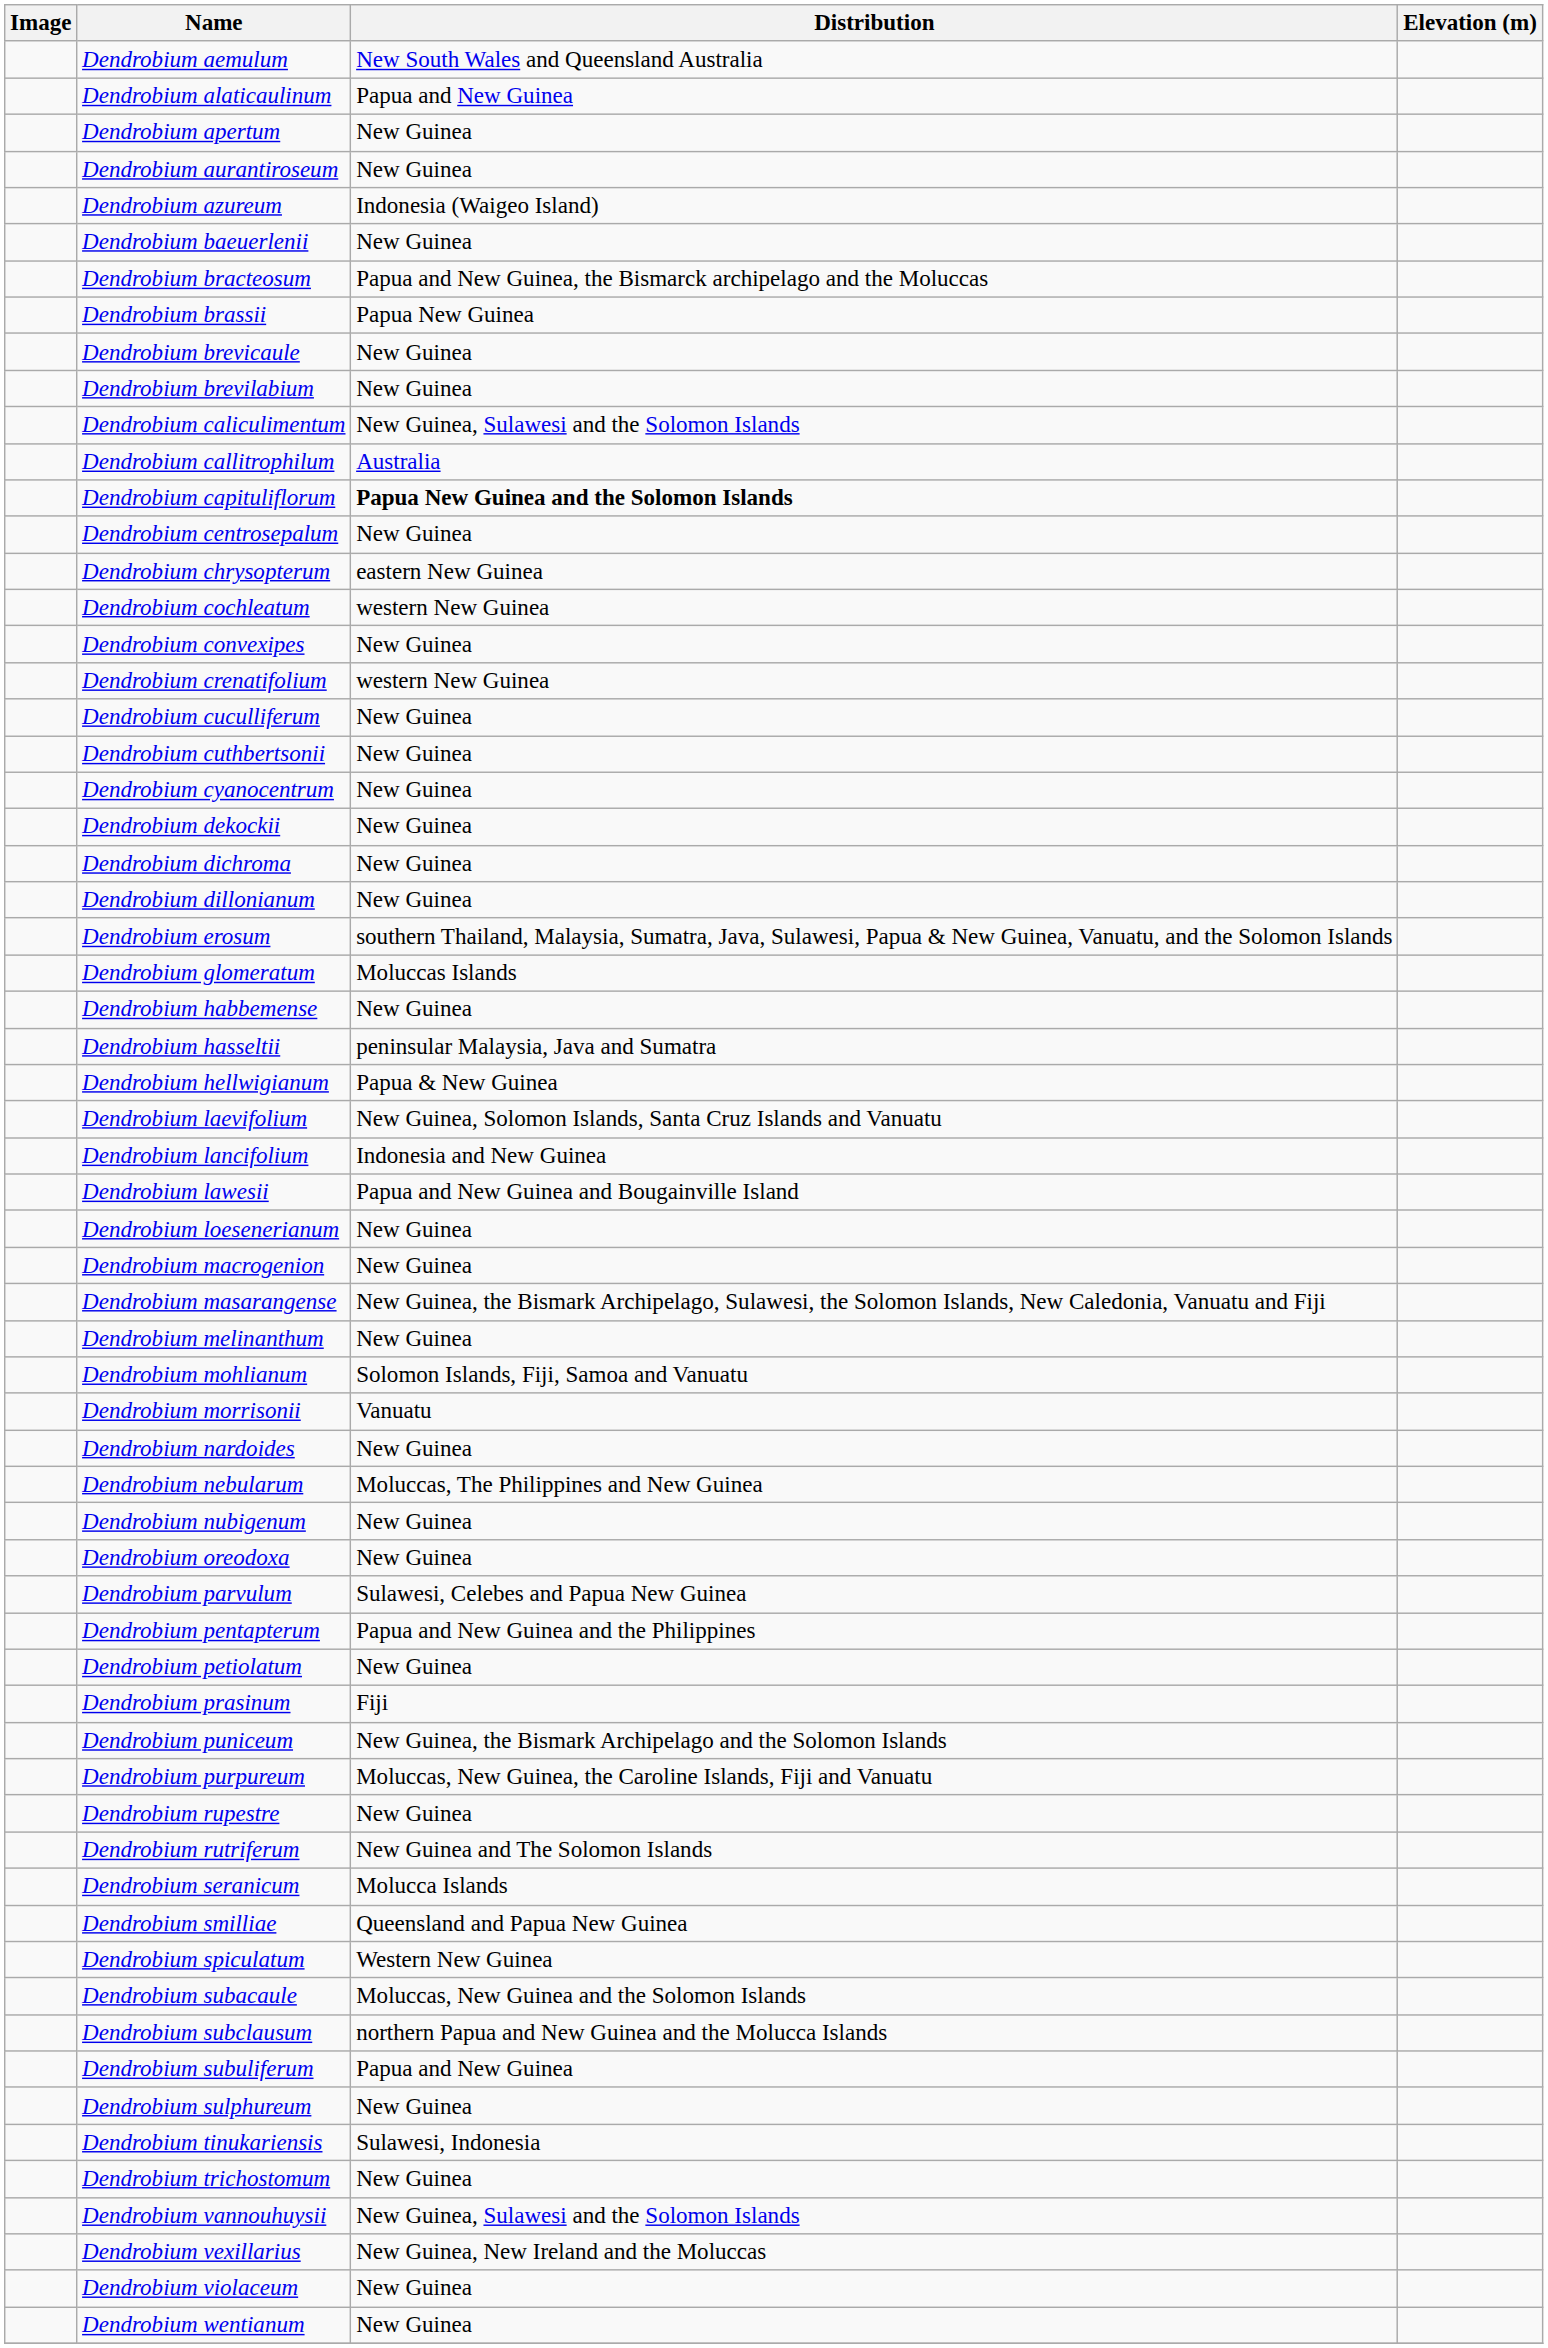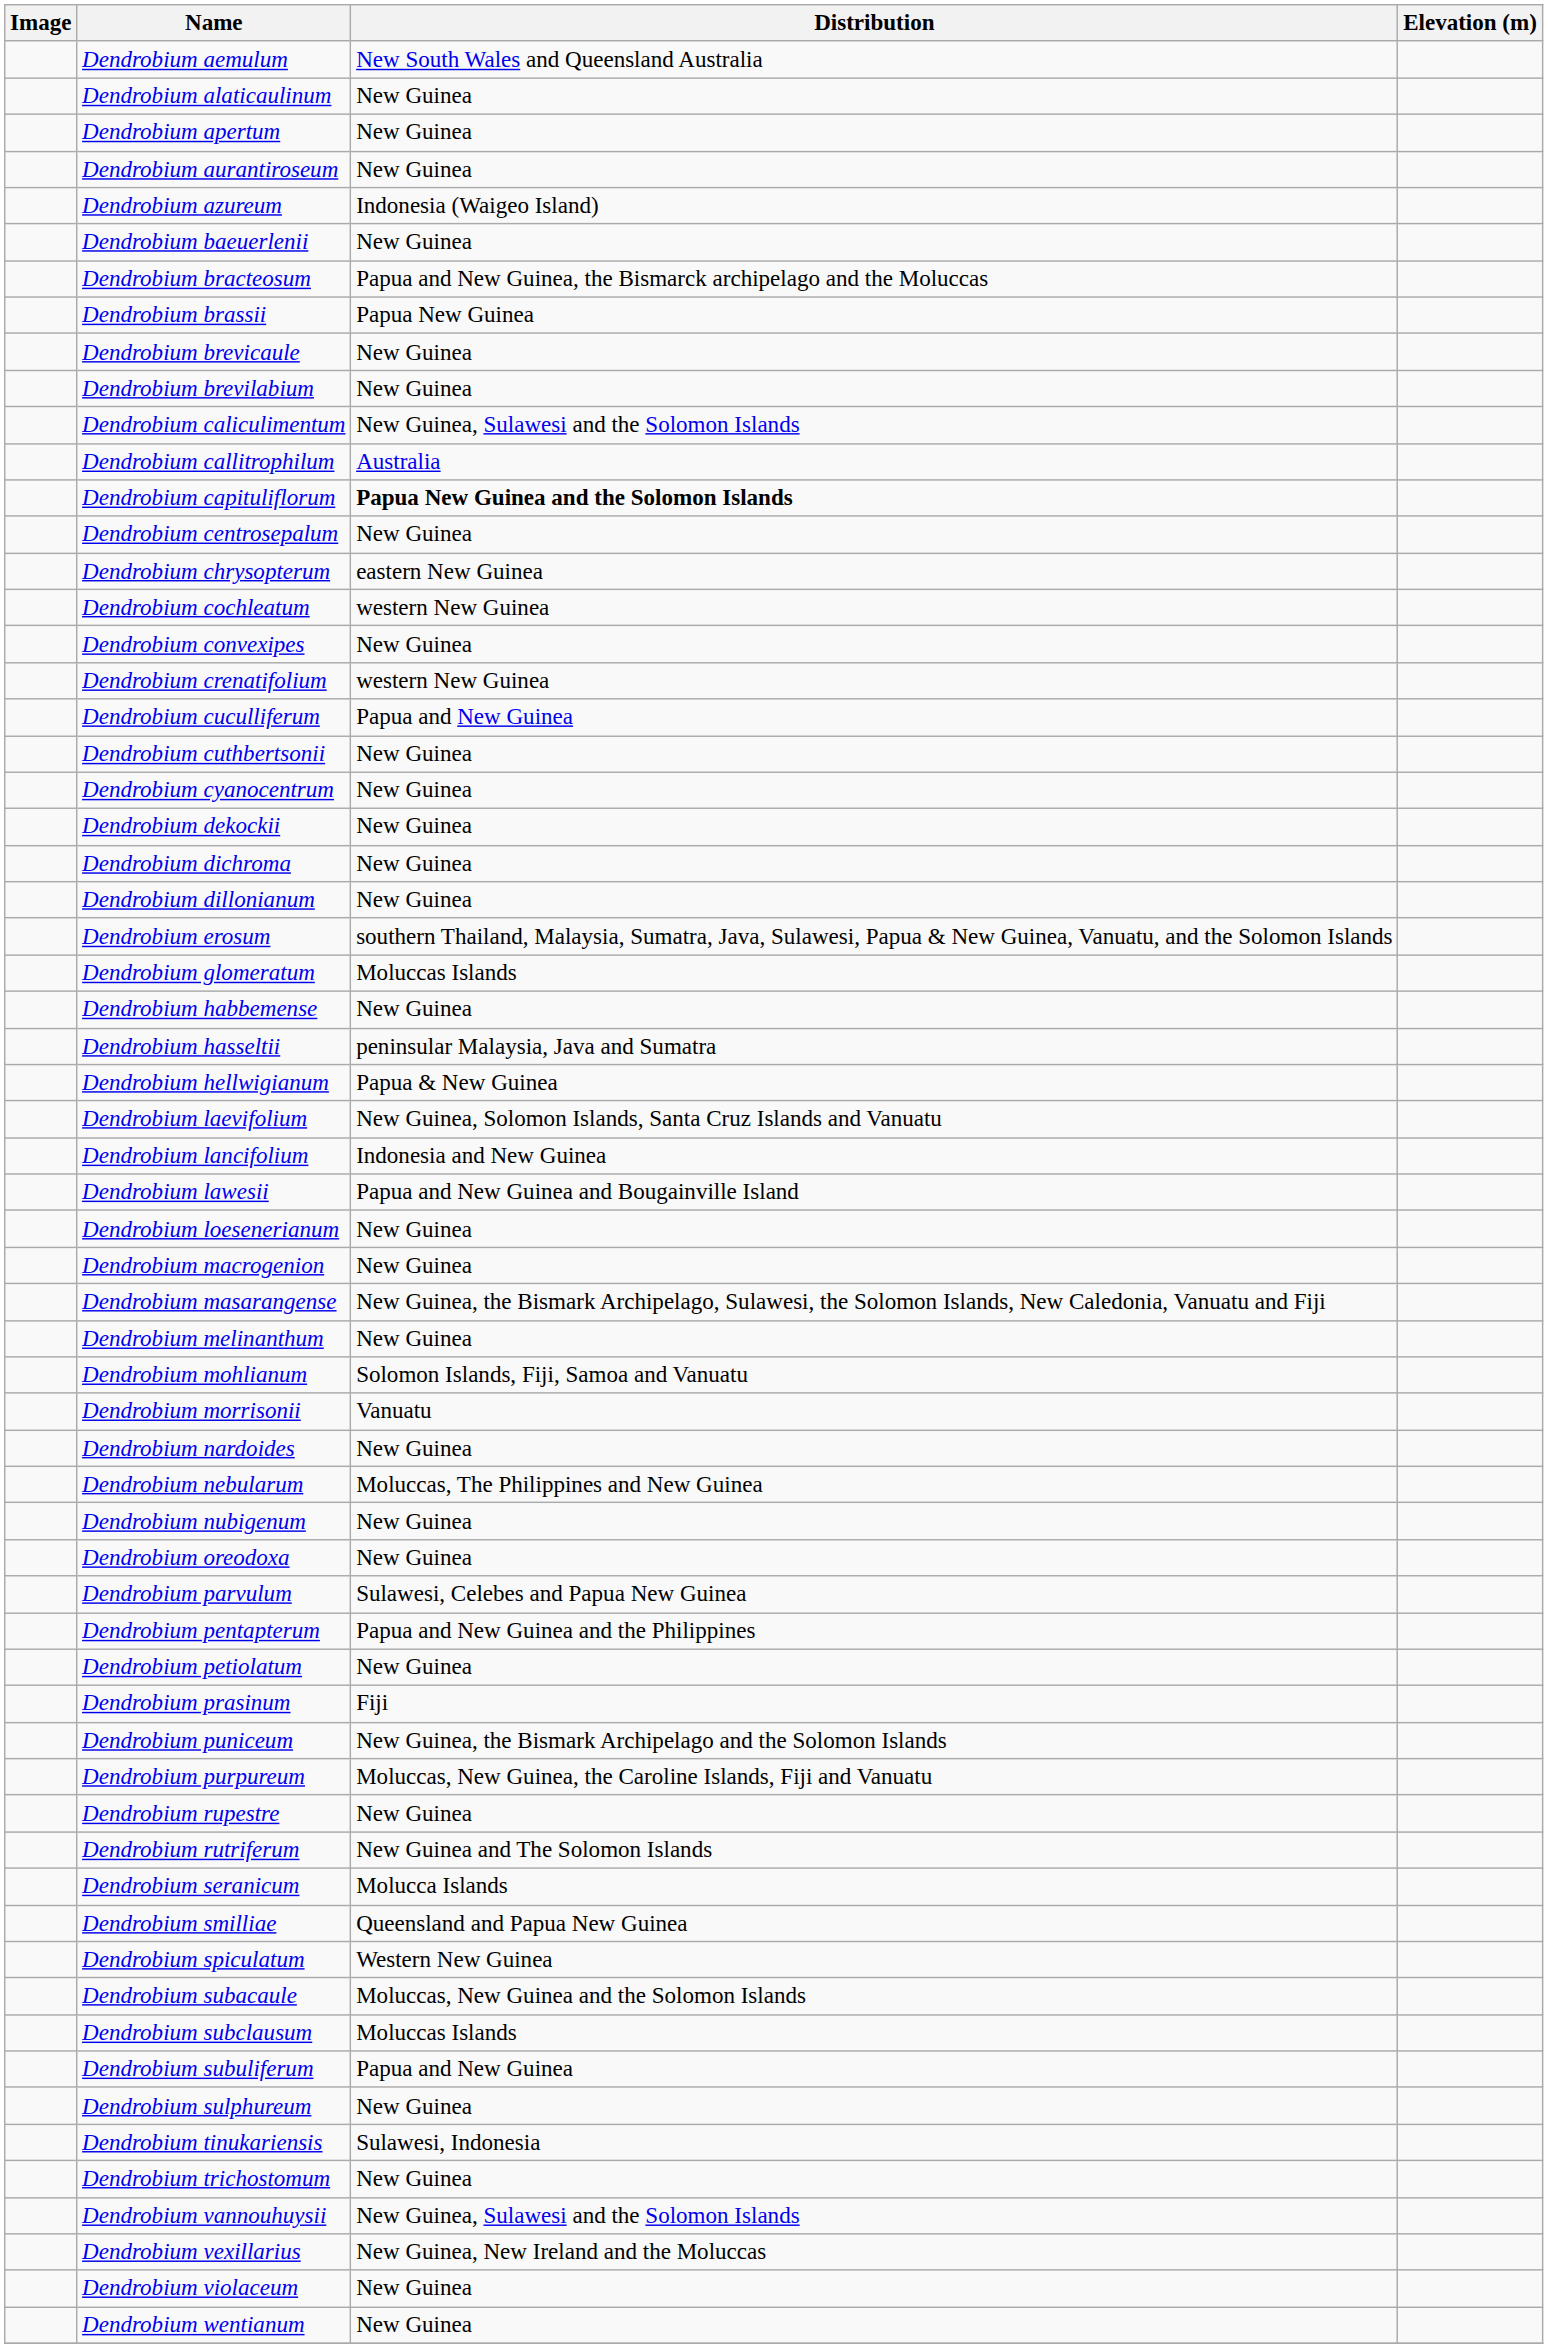(465, 95) Papua and New Guinea -> (414, 95) New Guinea
(414, 717) New Guinea -> (465, 717) Papua and New Guinea
(622, 2032) northern Papua and New Guinea and the Molucca Islands -> (436, 2032) Moluccas Islands
